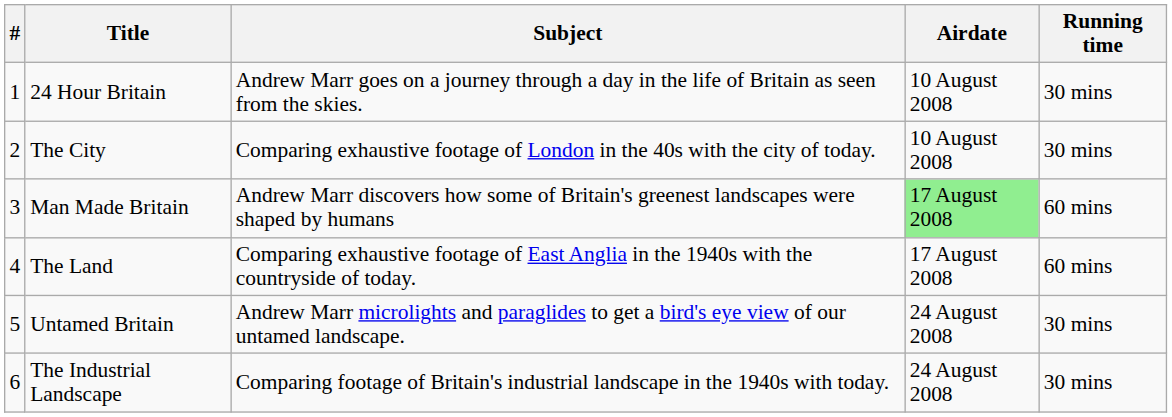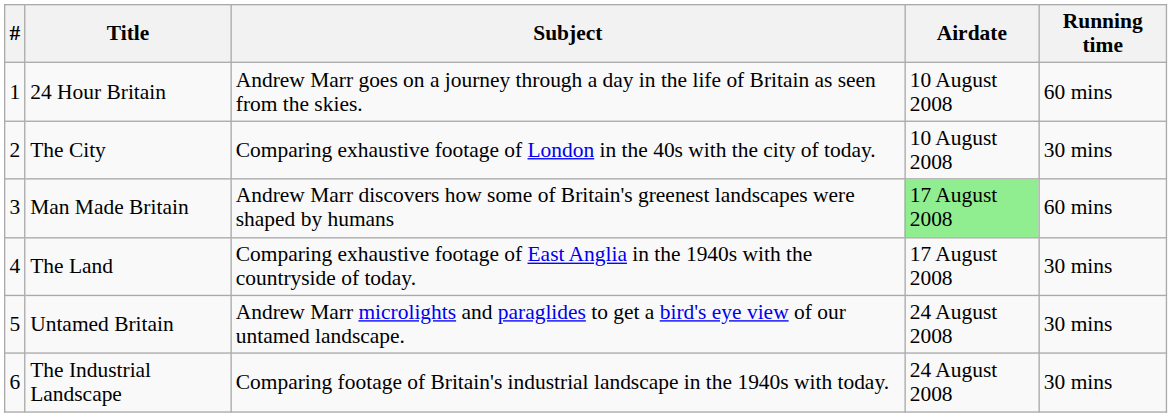(1078, 91) 30 mins -> (1078, 91) 60 mins
(1078, 266) 60 mins -> (1078, 266) 30 mins
